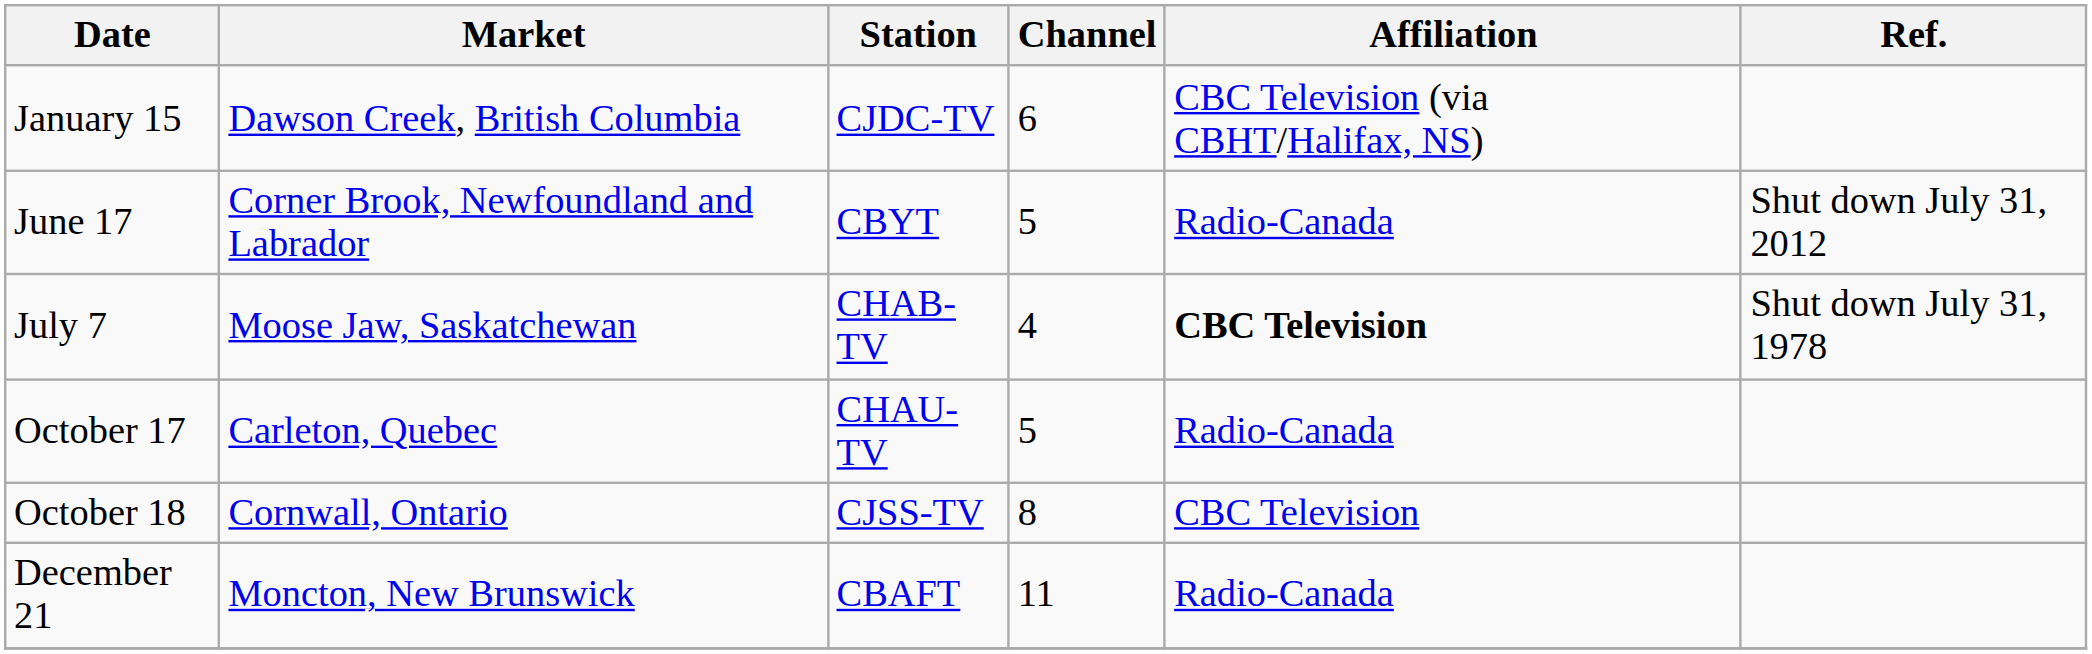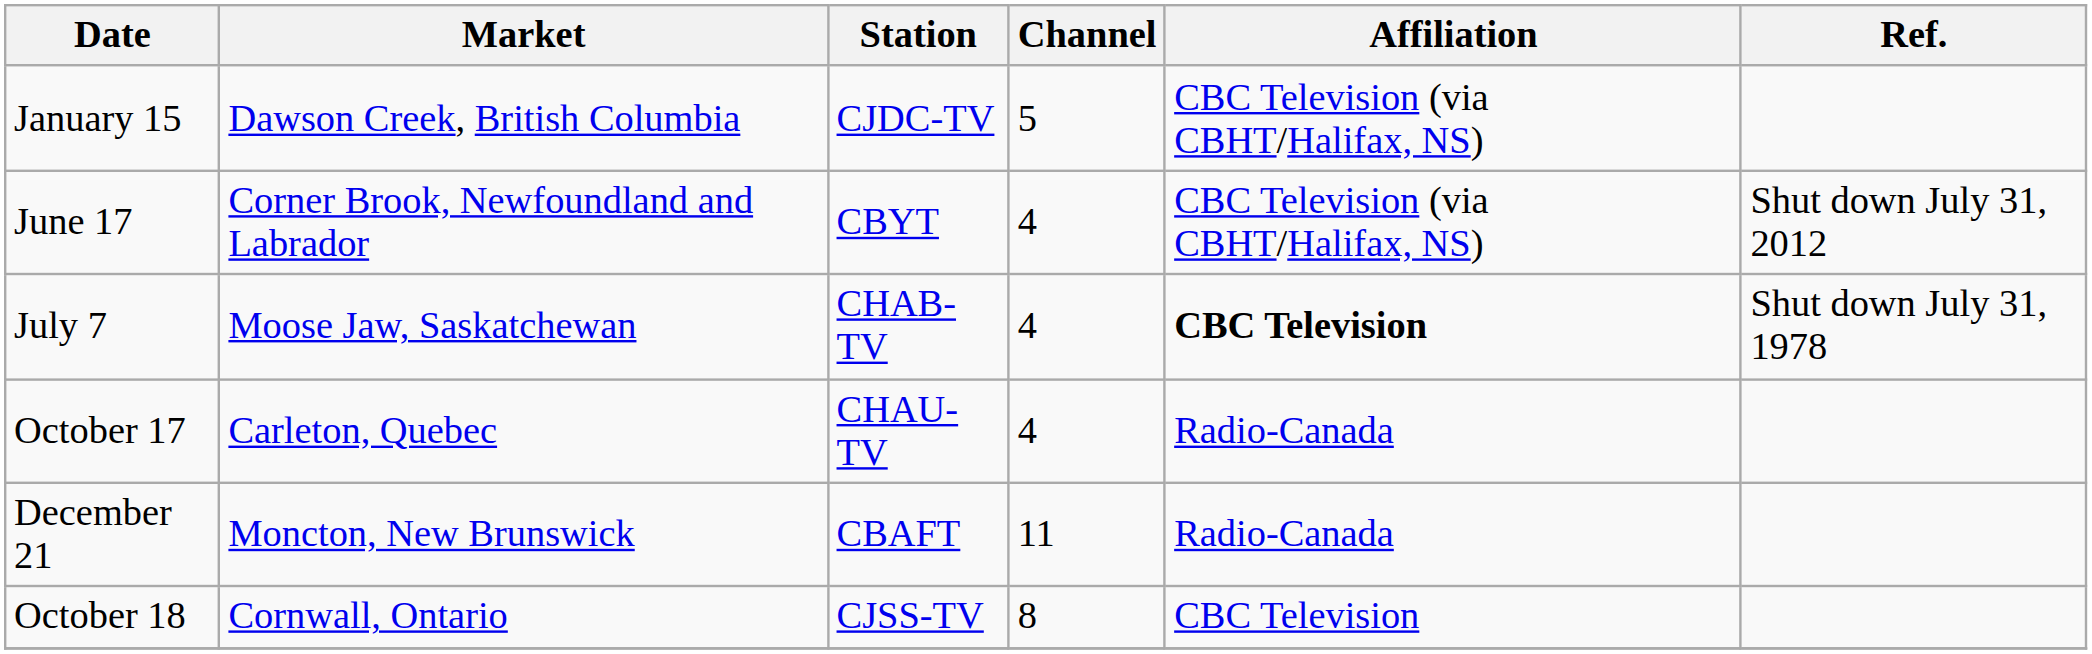(1027, 117) 6 -> (1027, 117) 5
(1027, 221) 5 -> (1027, 221) 4
(1284, 221) Radio-Canada -> (1331, 221) CBC Television (via CBHT/Halifax, NS)
(1027, 429) 5 -> (1027, 429) 4
rows swapped: (100, 512) <-> (93, 594)
